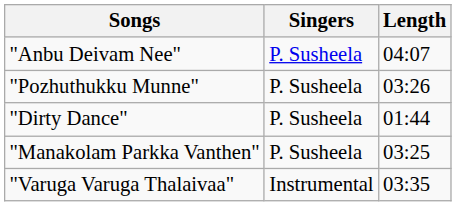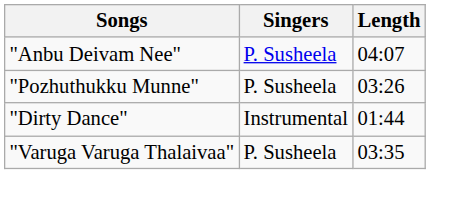(316, 119) P. Susheela -> (296, 119) Instrumental
- row: (135, 151)
(321, 184) Instrumental -> (290, 151) P. Susheela
